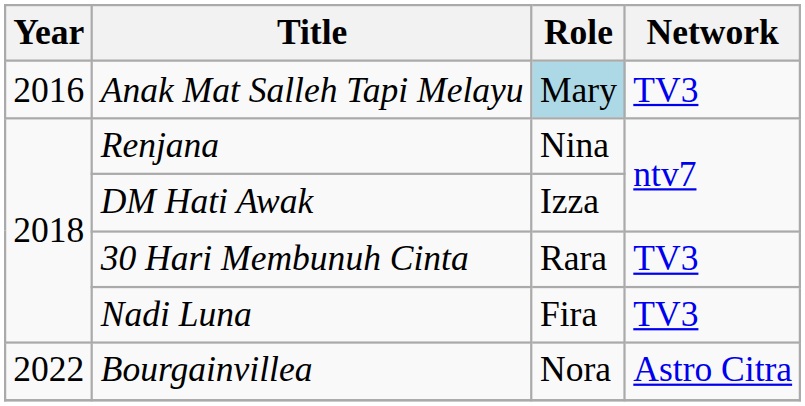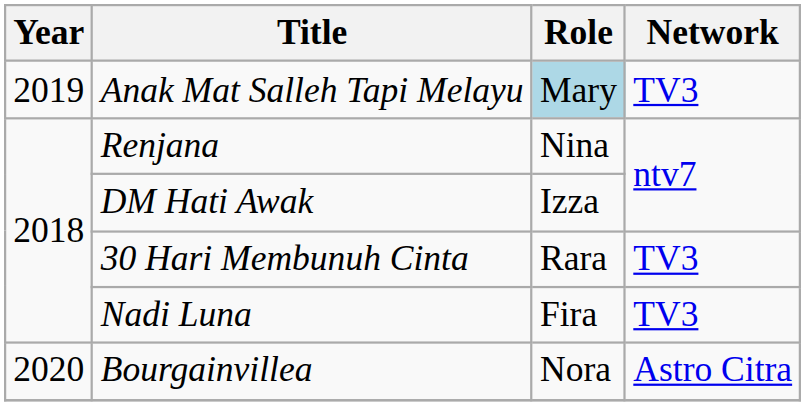(49, 88) 2016 -> (49, 88) 2019
(49, 370) 2022 -> (49, 370) 2020
